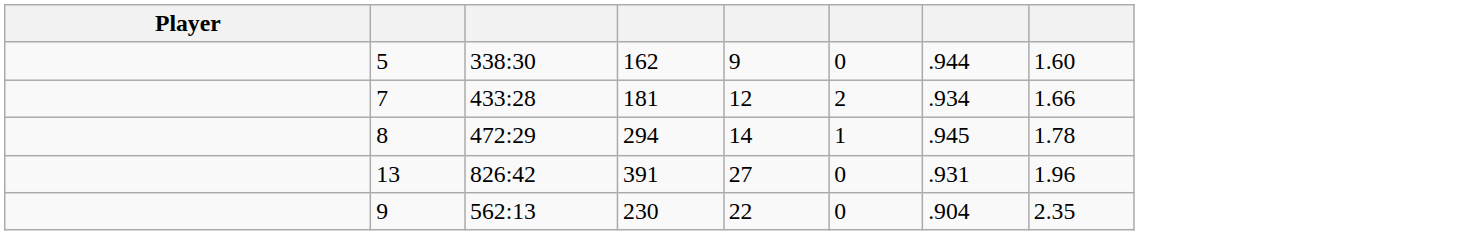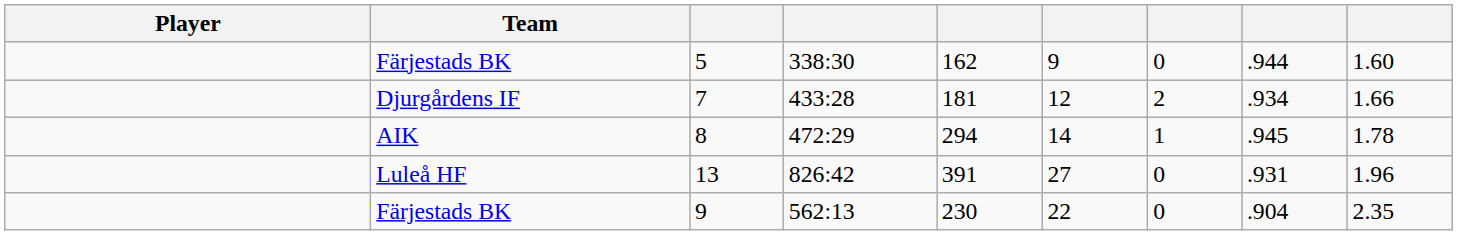+ column: (530, 23)
